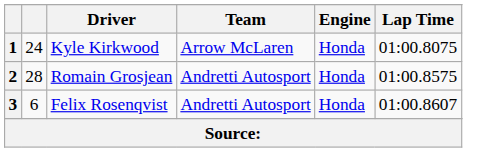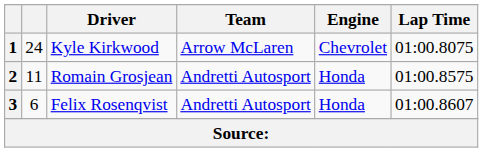(342, 47) Honda -> (353, 47) Chevrolet
(34, 76) 28 -> (34, 76) 11
